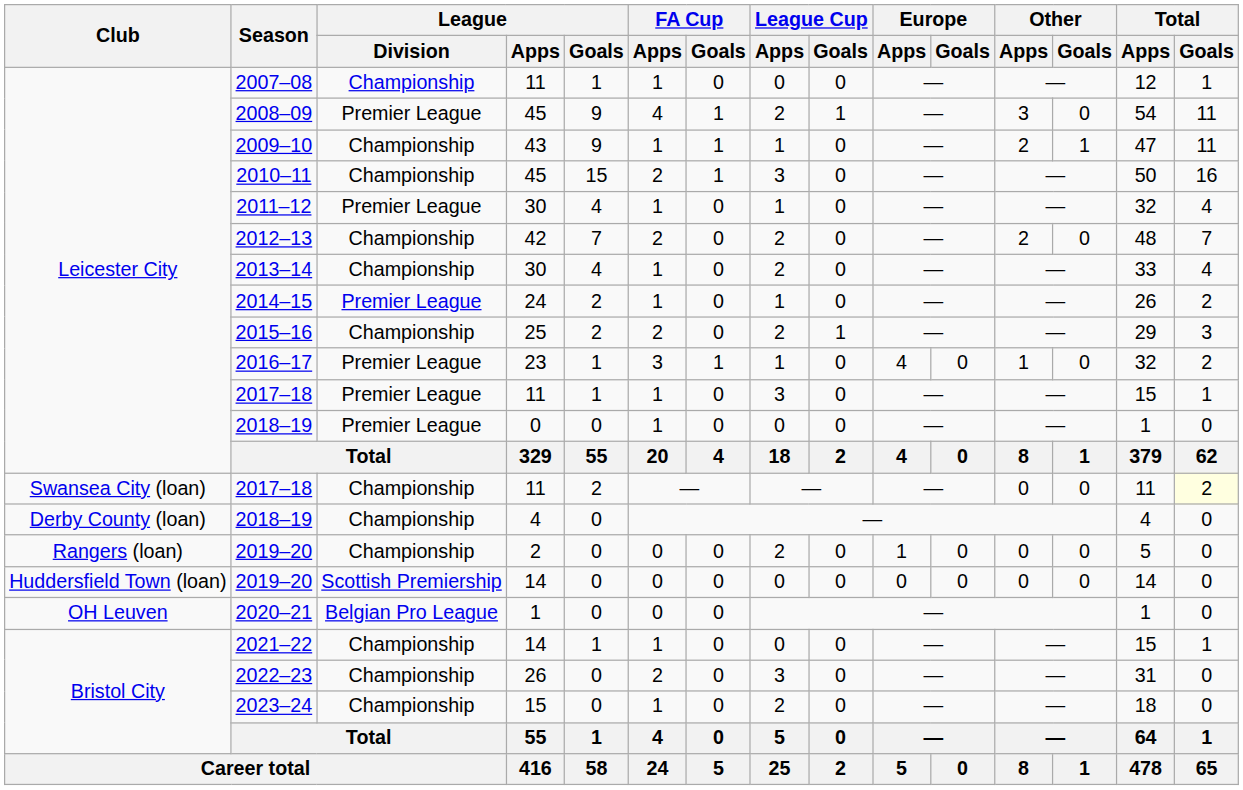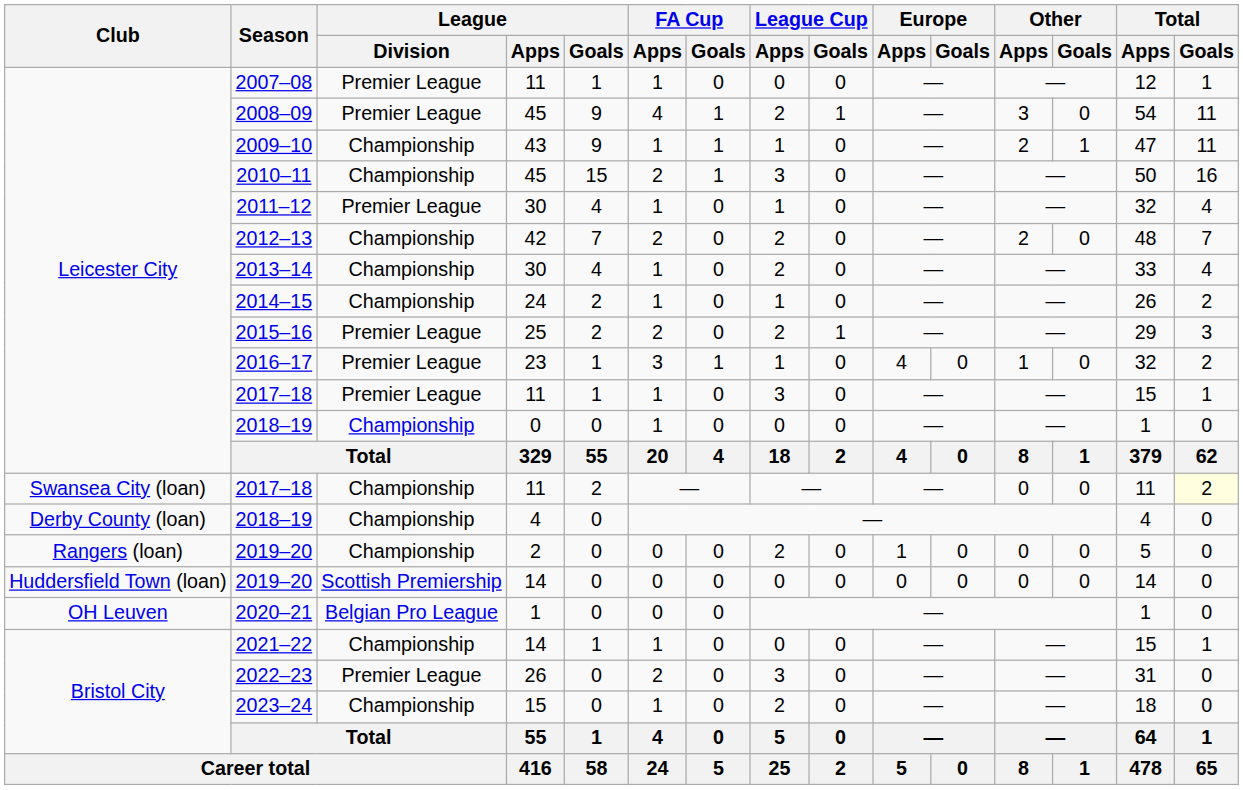(411, 82) Championship -> (411, 82) Premier League
(411, 301) Premier League -> (411, 301) Championship
(411, 332) Championship -> (411, 332) Premier League
(411, 425) Premier League -> (411, 425) Championship
(411, 675) Championship -> (411, 675) Premier League
